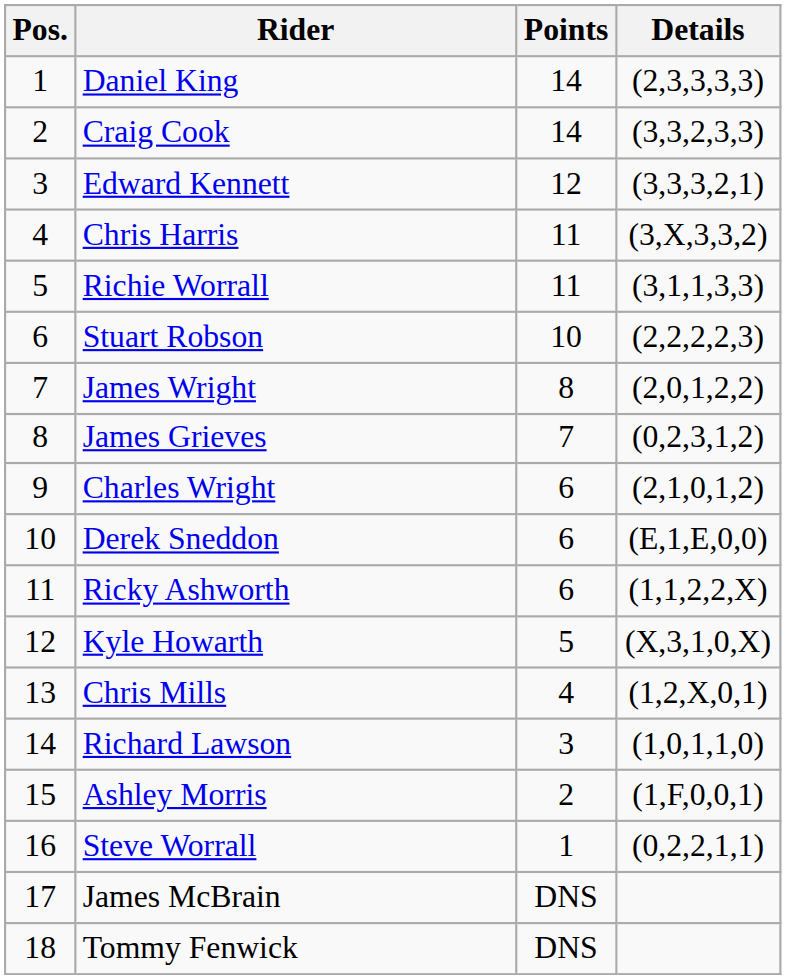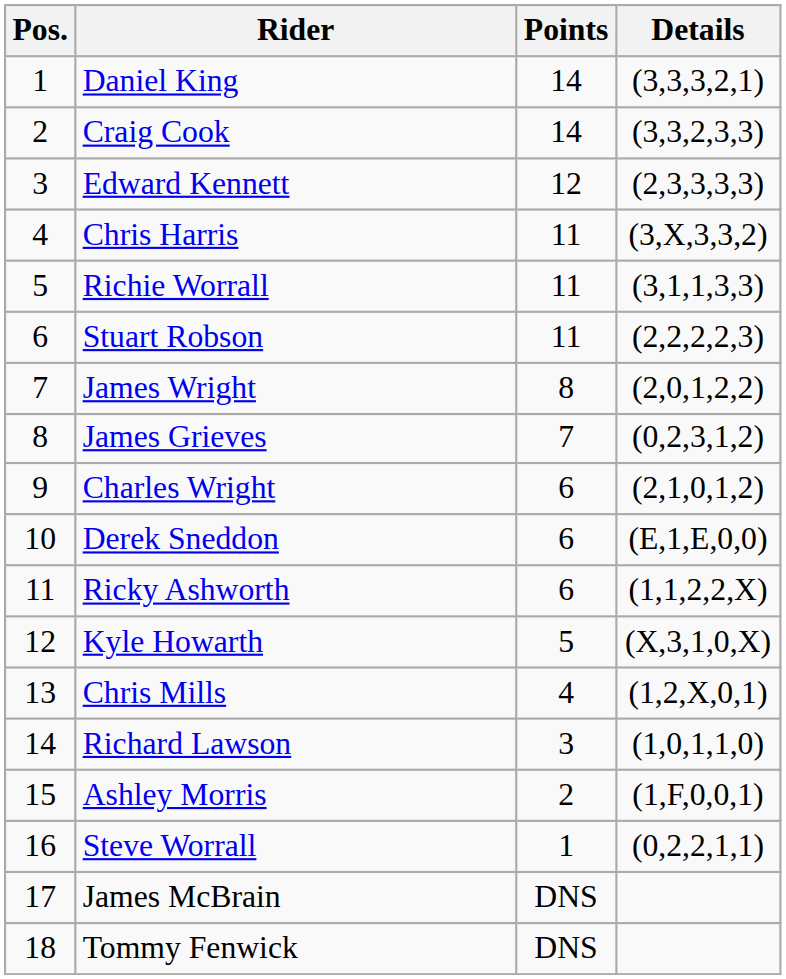(698, 80) (2,3,3,3,3) -> (698, 80) (3,3,3,2,1)
(698, 182) (3,3,3,2,1) -> (698, 182) (2,3,3,3,3)
(566, 335) 10 -> (566, 335) 11
